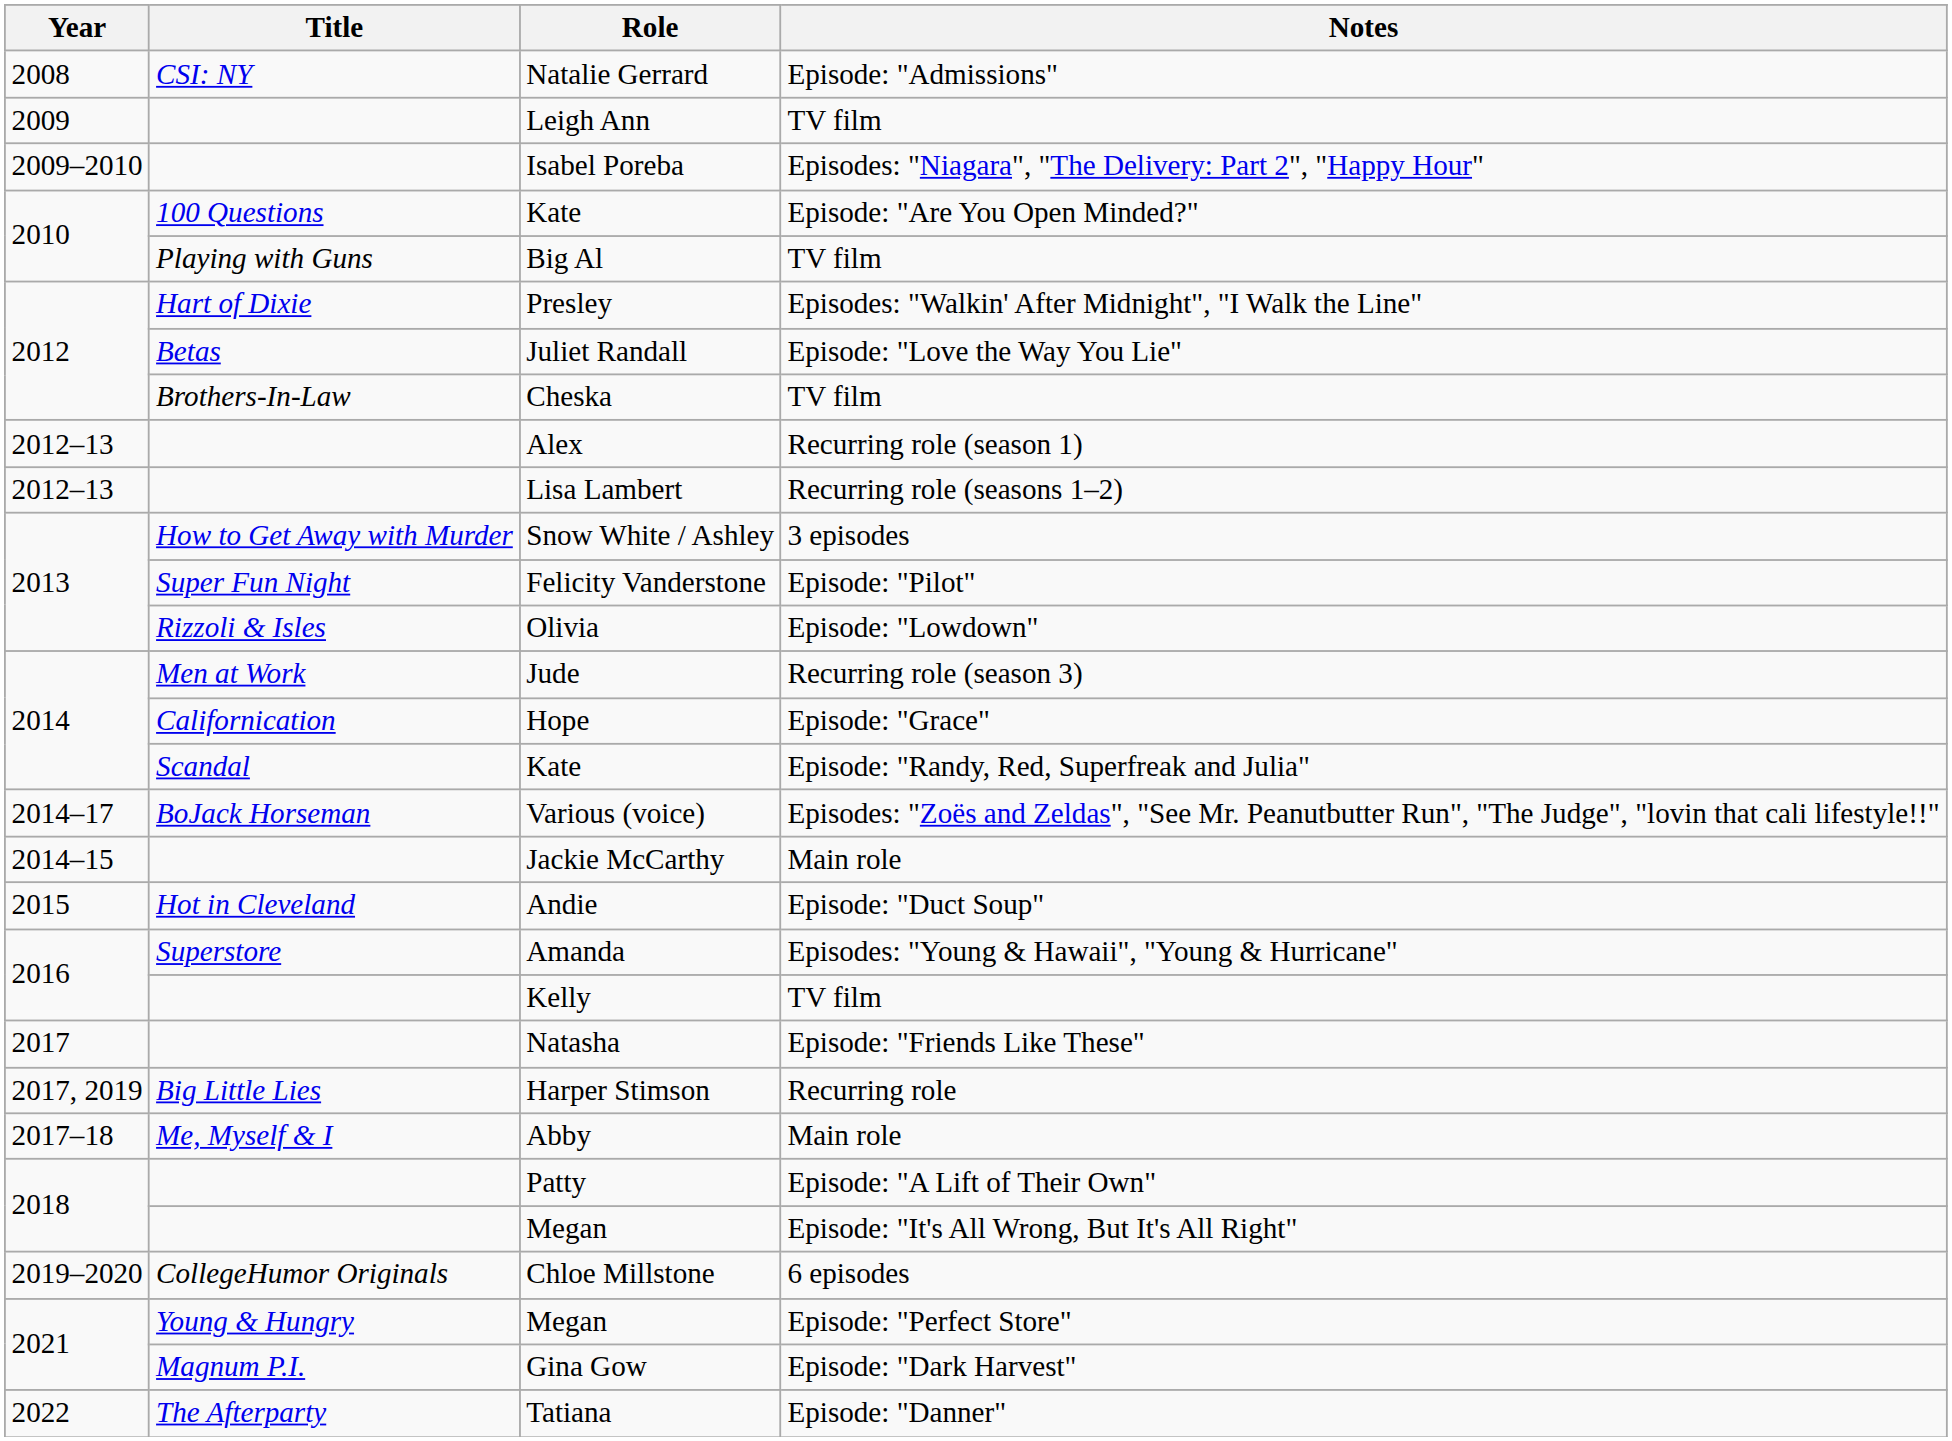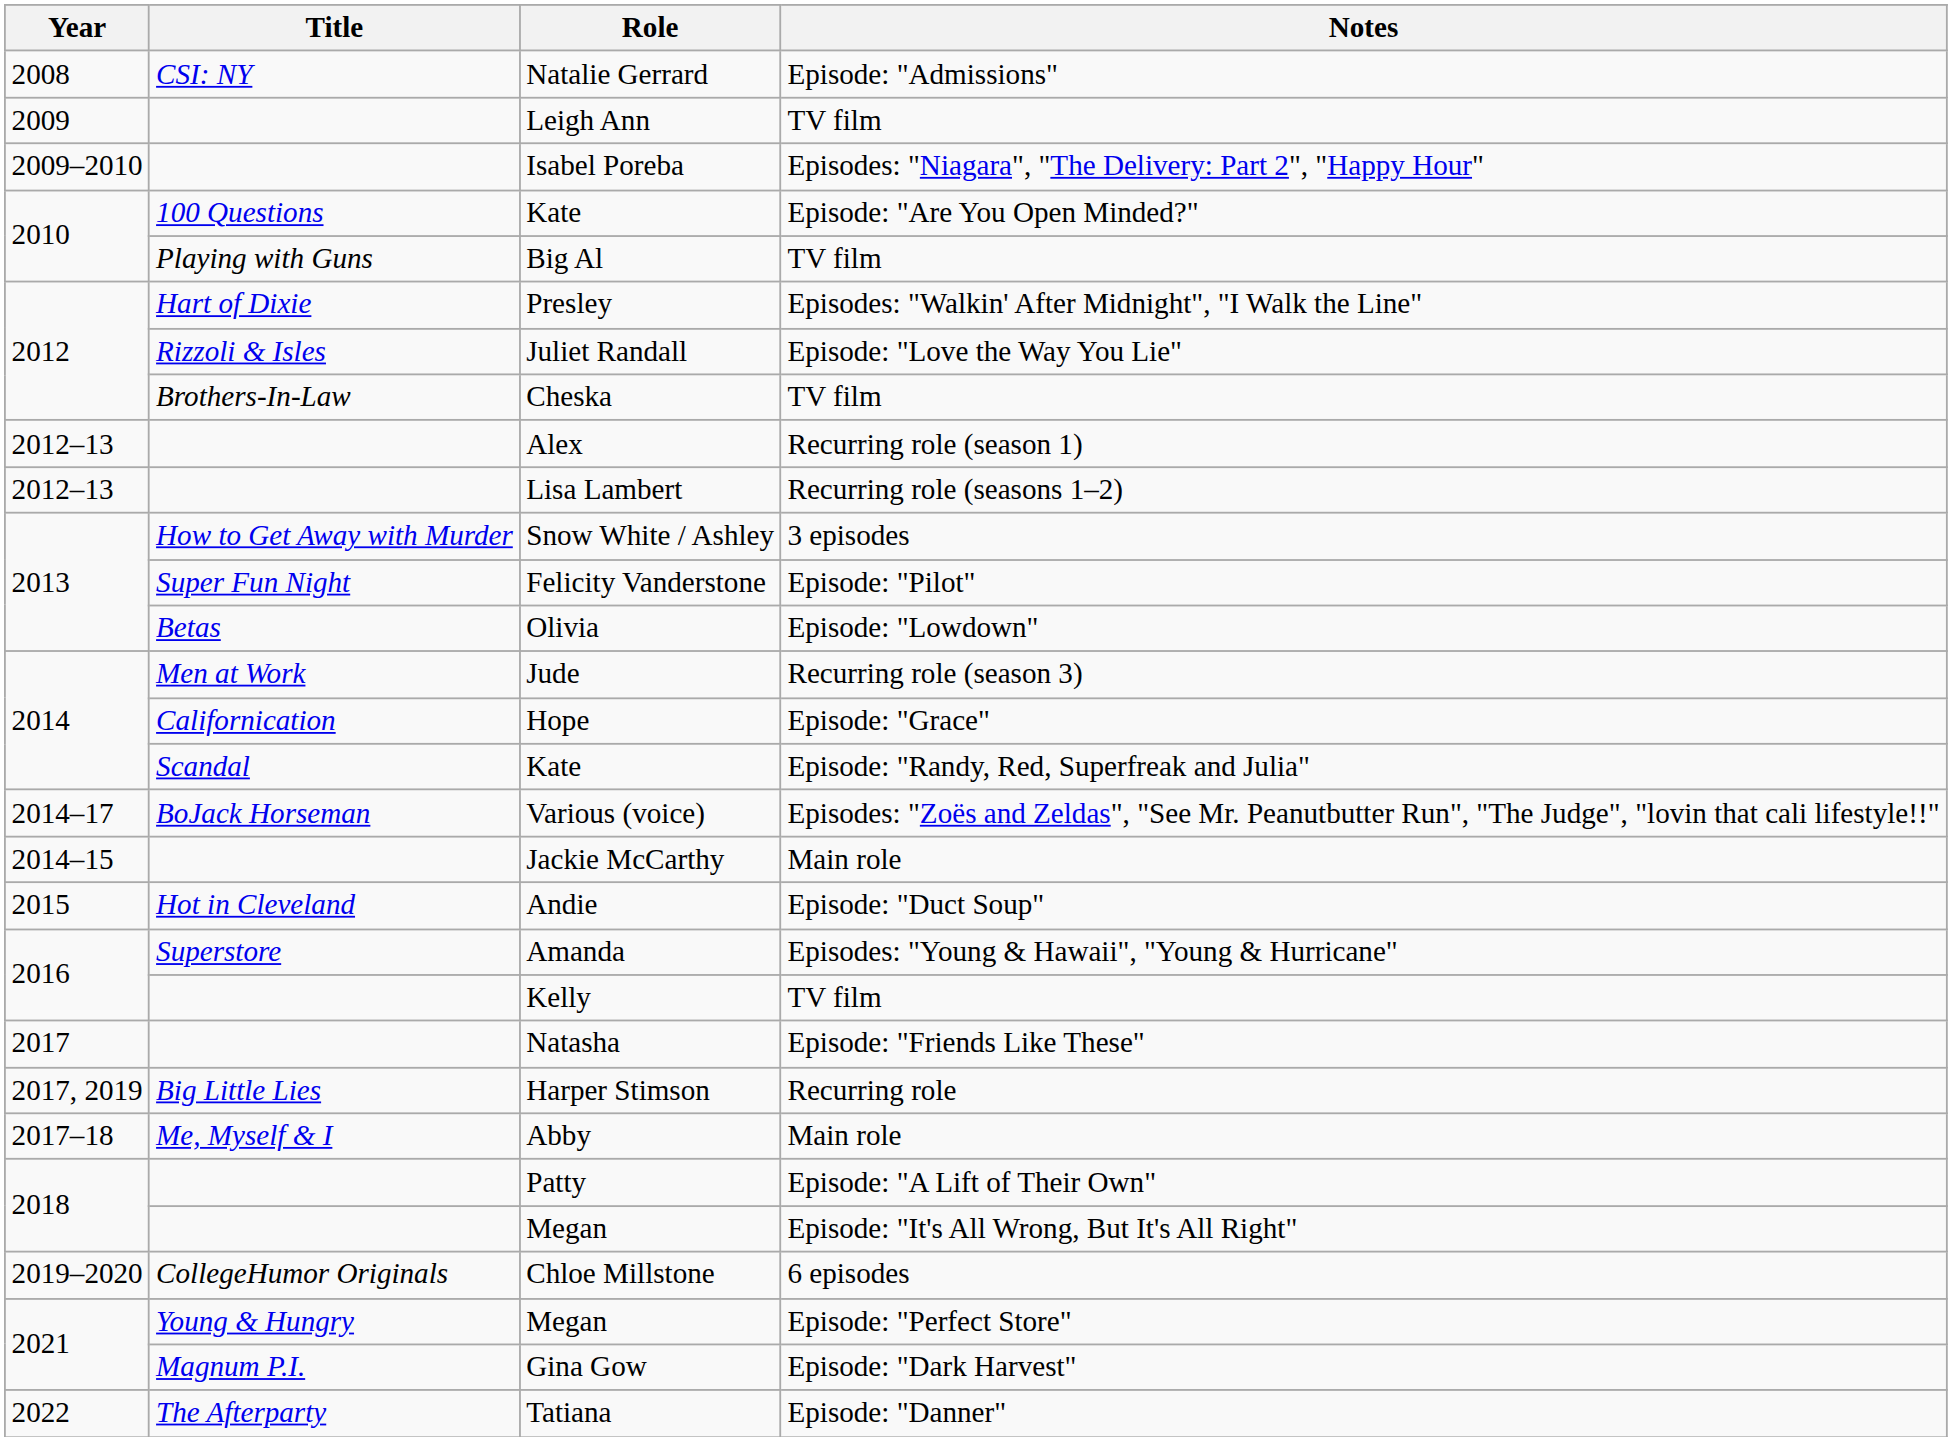(188, 350) Betas -> (241, 350) Rizzoli & Isles
(241, 627) Rizzoli & Isles -> (188, 627) Betas
